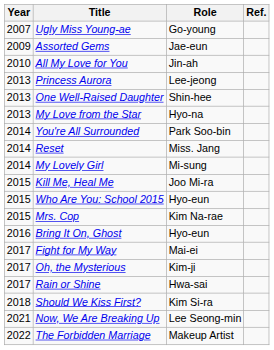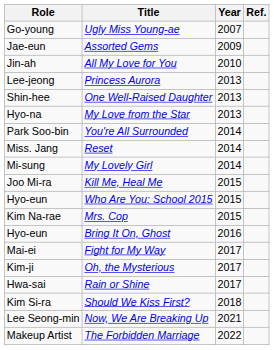columns swapped: (19, 13) <-> (205, 13)
